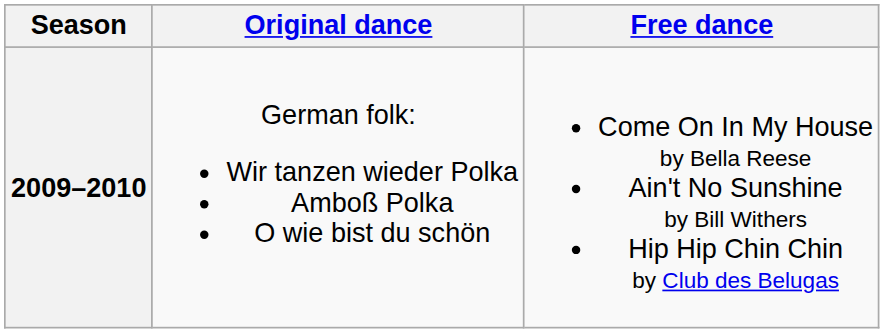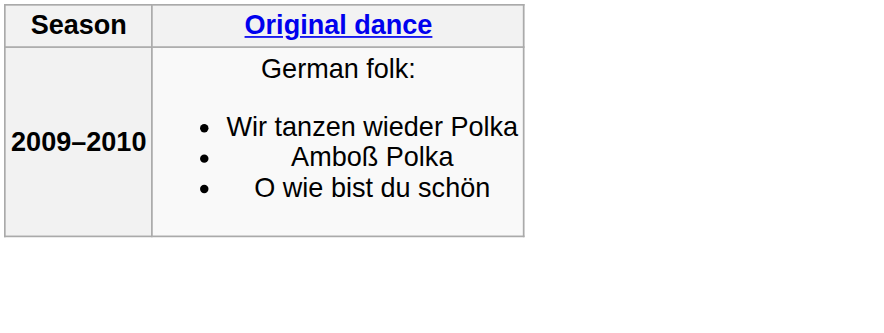- column: (702, 25)
